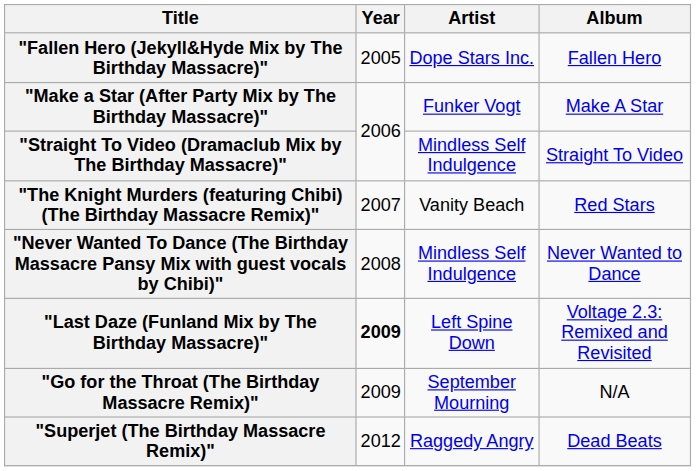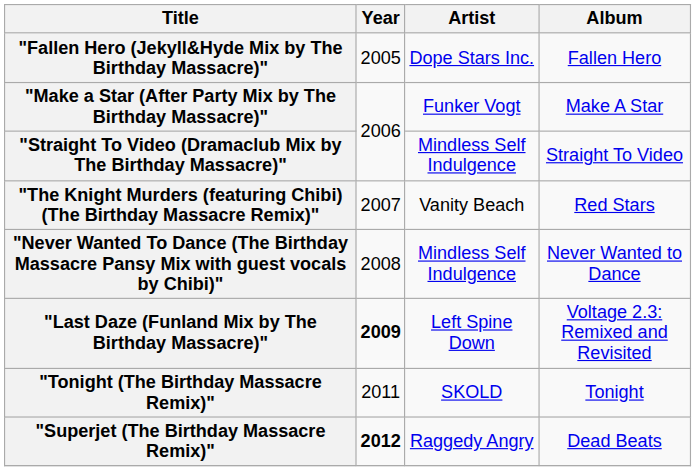- row: (180, 392)
+ row: (180, 392)
(381, 441) normal -> (381, 441) bold
